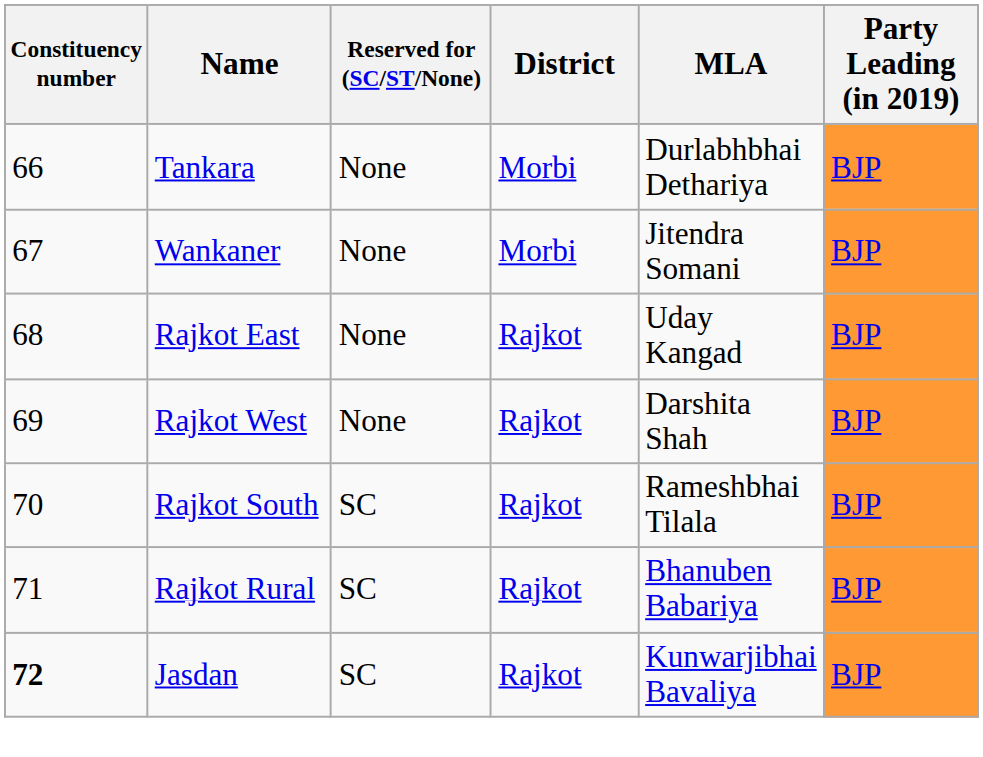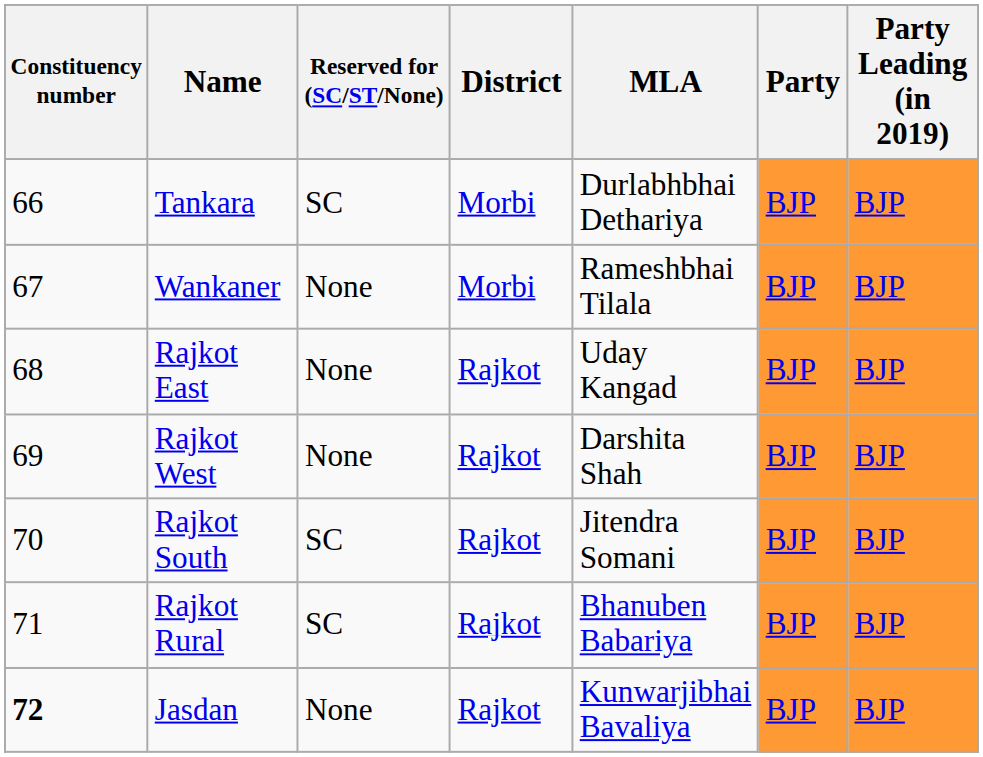+ column: (803, 81)
(372, 166) None -> (324, 201) SC
(695, 251) Jitendra Somani -> (657, 286) Rameshbhai Tilala
(722, 504) Rameshbhai Tilala -> (629, 539) Jitendra Somani
(358, 673) SC -> (339, 709) None
